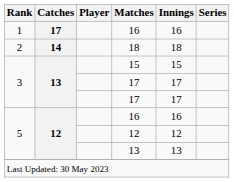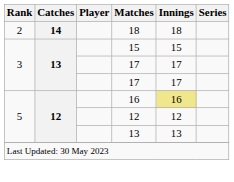- row: (20, 30)
(176, 116) no background -> (176, 99) khaki background
